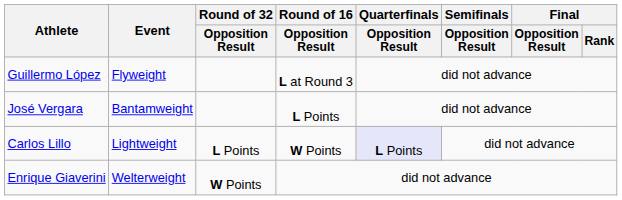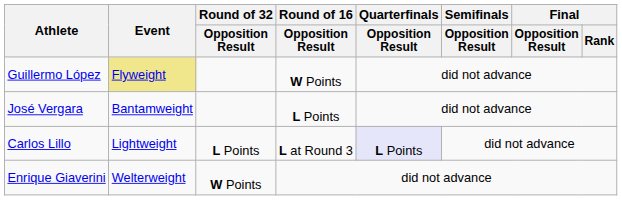(139, 75) no background -> (139, 75) khaki background
(316, 82) L at Round 3 -> (316, 82) W Points
(316, 151) W Points -> (316, 151) L at Round 3
